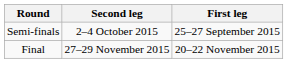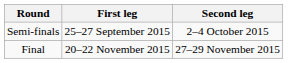columns swapped: (227, 13) <-> (117, 13)
